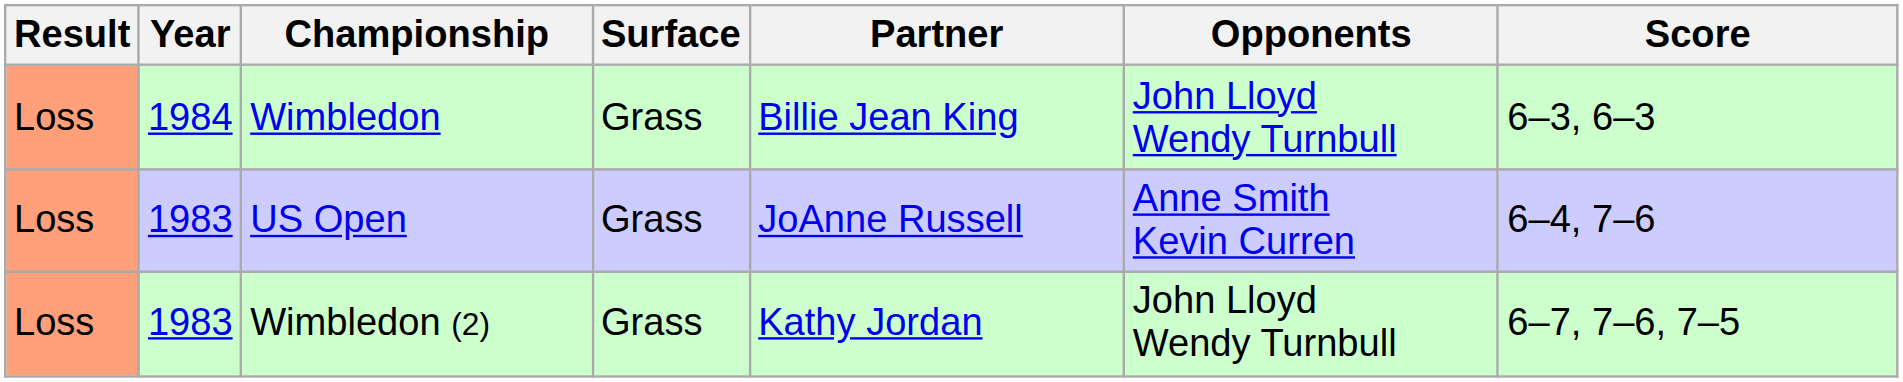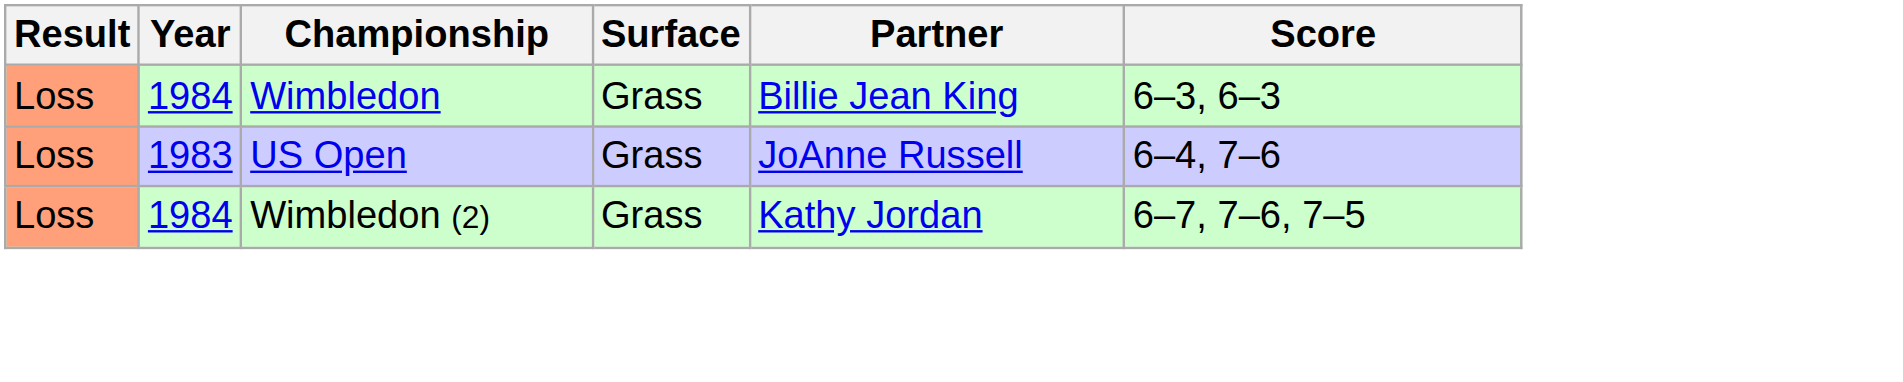- column: (1311, 34)
(190, 322) 1983 -> (190, 215) 1984
